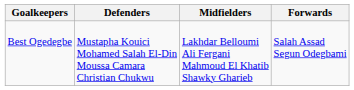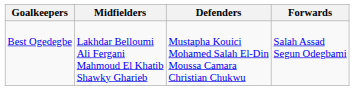columns swapped: (127, 12) <-> (225, 12)
